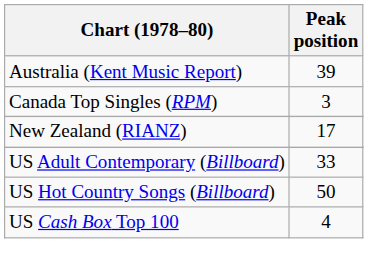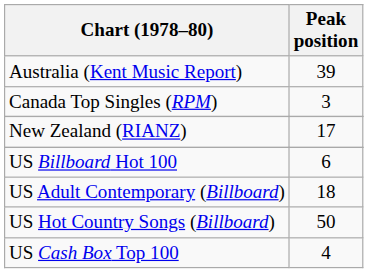+ row: (93, 161)
(326, 161) 33 -> (326, 191) 18
